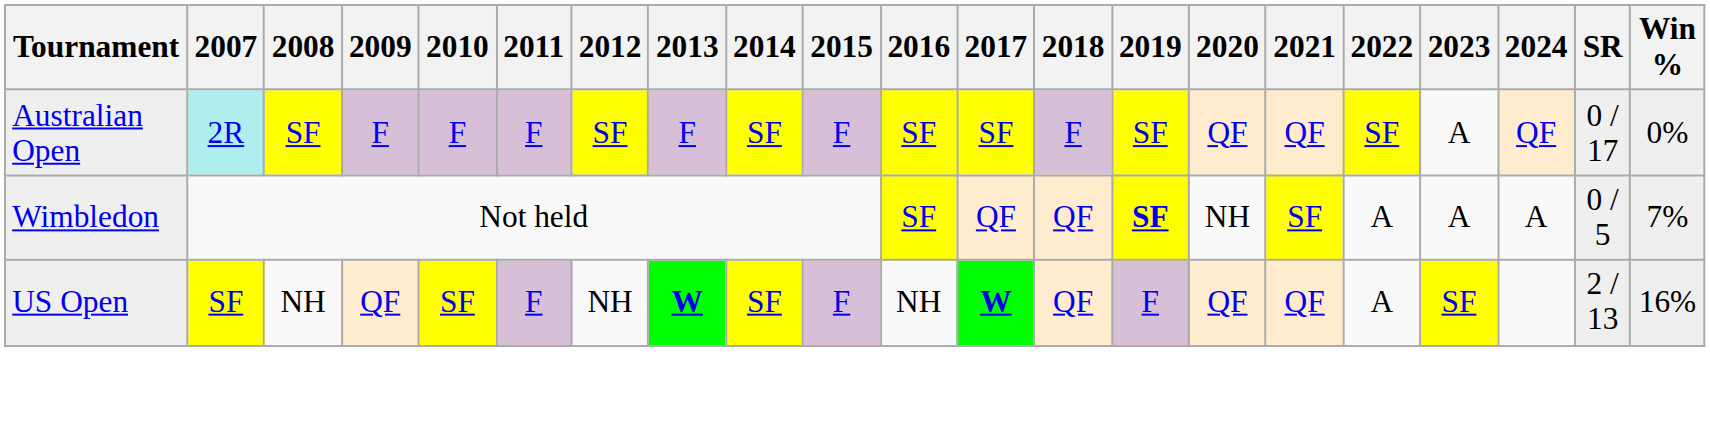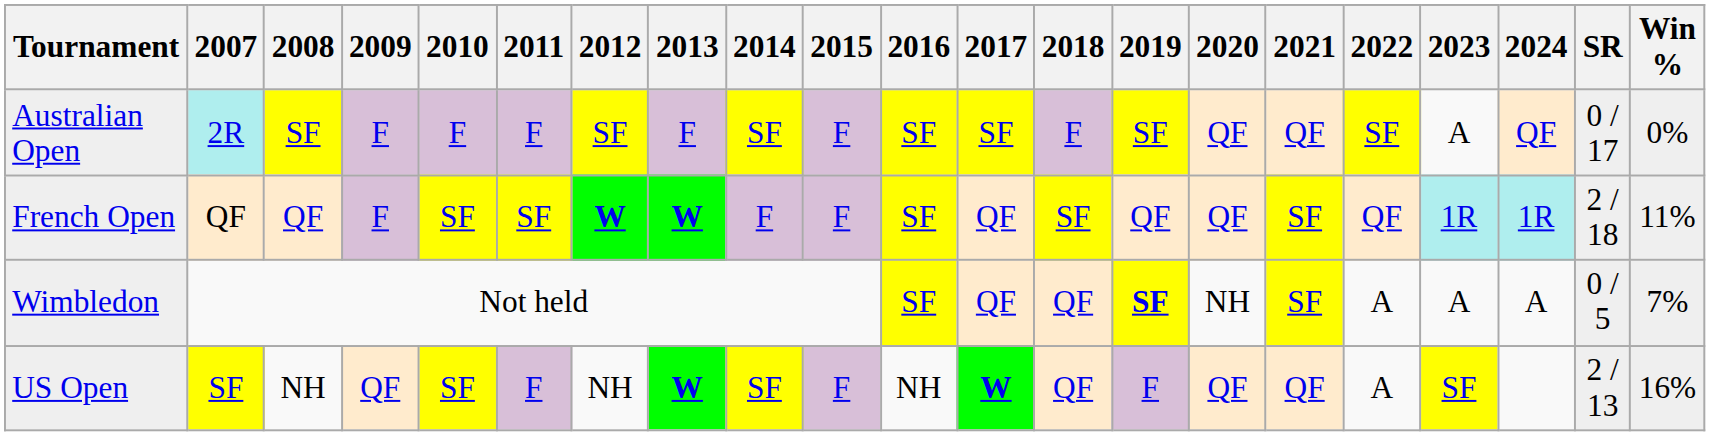+ row: (94, 217)
